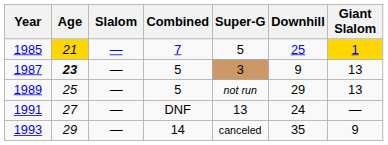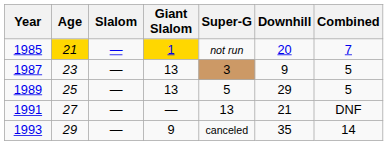columns swapped: (355, 21) <-> (178, 21)
(240, 49) 5 -> (227, 50) not run
(298, 49) 25 -> (285, 49) 20
(70, 69) bold -> (70, 69) normal
(240, 90) not run -> (227, 89) 5
(298, 110) 24 -> (285, 110) 21
